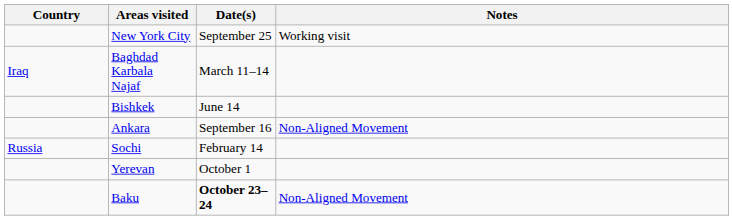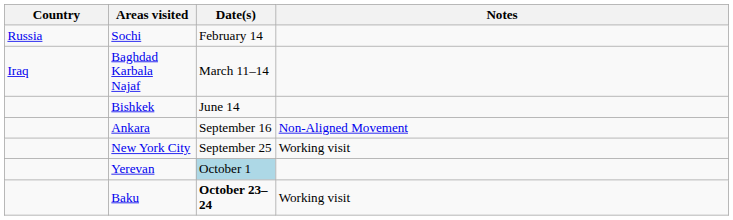rows swapped: (126, 148) <-> (151, 35)
(225, 169) no background -> (225, 169) lightblue background
(343, 197) Non-Aligned Movement -> (314, 197) Working visit
